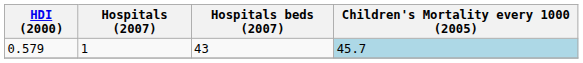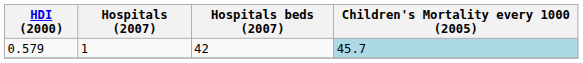(201, 48) 43 -> (201, 48) 42
